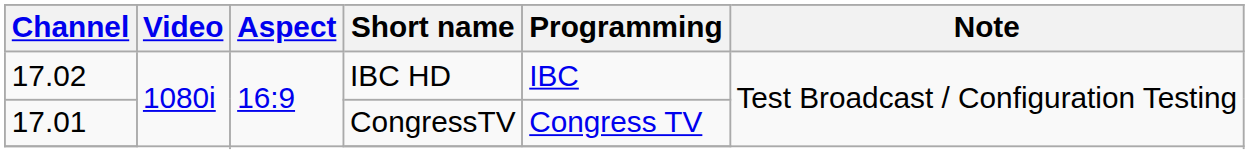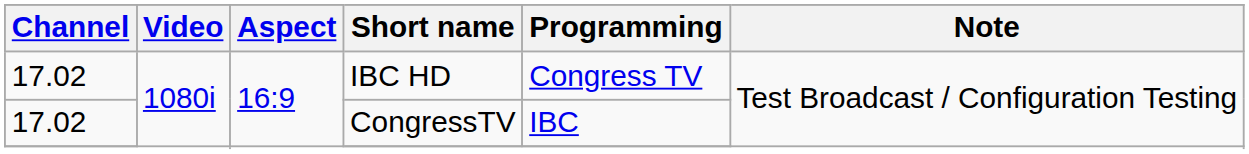(554, 75) IBC -> (616, 75) Congress TV
(49, 122) 17.01 -> (49, 122) 17.02
(616, 122) Congress TV -> (554, 122) IBC
